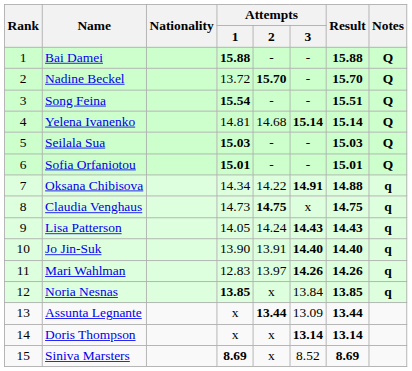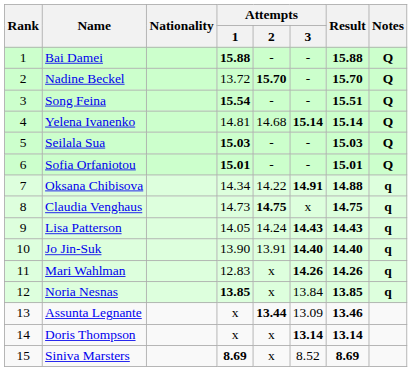(271, 270) 13.97 -> (271, 270) x
(347, 313) 13.44 -> (347, 313) 13.46
